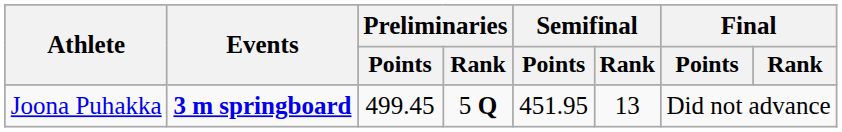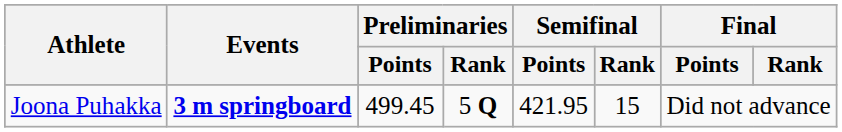(554, 105) 451.95 -> (554, 105) 421.95
(627, 105) 13 -> (627, 105) 15
